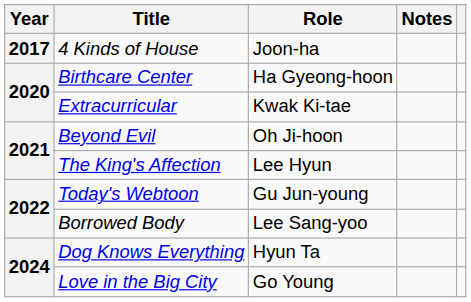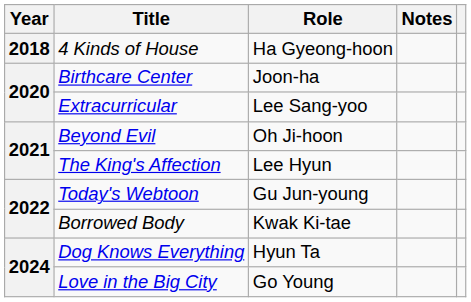(29, 48) 2017 -> (29, 48) 2018
(286, 48) Joon-ha -> (323, 48) Ha Gyeong-hoon
(323, 77) Ha Gyeong-hoon -> (286, 77) Joon-ha
(302, 106) Kwak Ki-tae -> (310, 106) Lee Sang-yoo
(310, 223) Lee Sang-yoo -> (302, 223) Kwak Ki-tae
